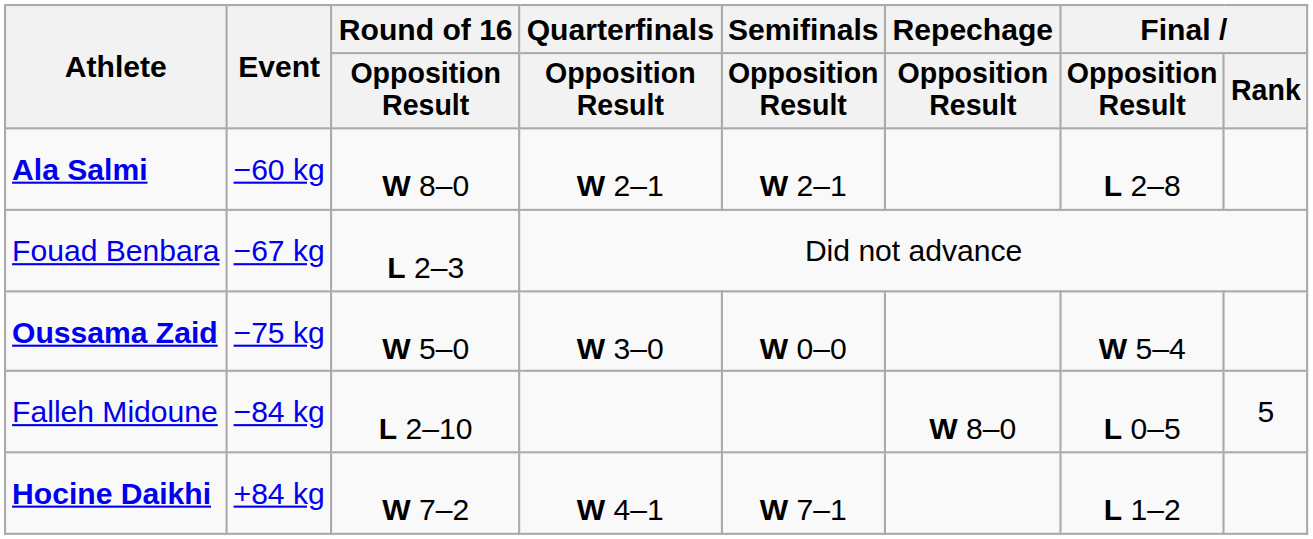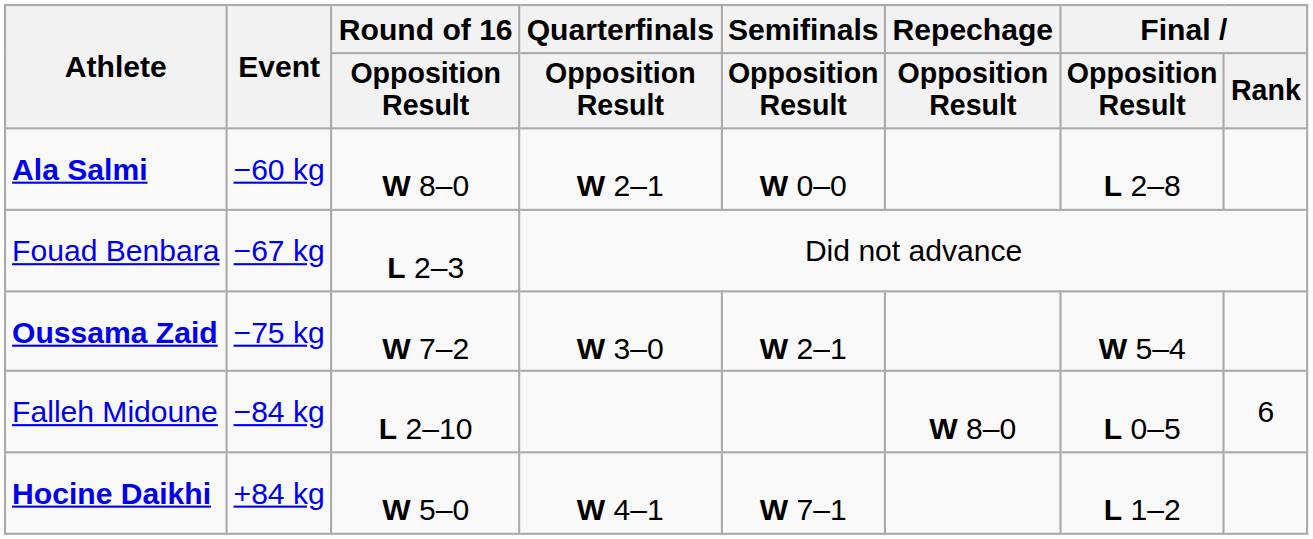(803, 186) W 2–1 -> (803, 186) W 0–0
(426, 348) W 5–0 -> (426, 348) W 7–2
(803, 348) W 0–0 -> (803, 348) W 2–1
(1266, 413) 5 -> (1266, 413) 6
(426, 510) W 7–2 -> (426, 510) W 5–0
